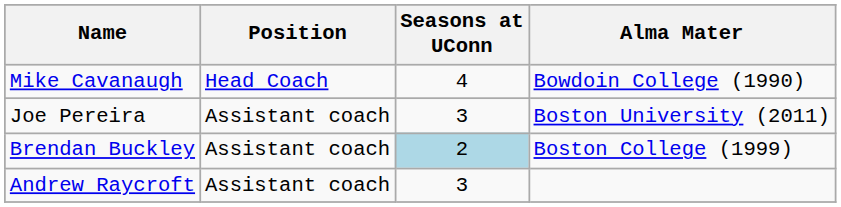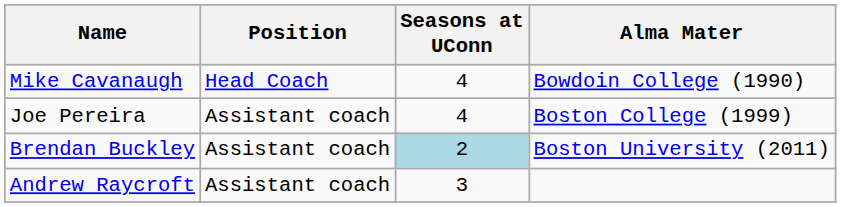(462, 116) 3 -> (462, 116) 4
(682, 116) Boston University (2011) -> (663, 116) Boston College (1999)
(663, 150) Boston College (1999) -> (682, 150) Boston University (2011)
